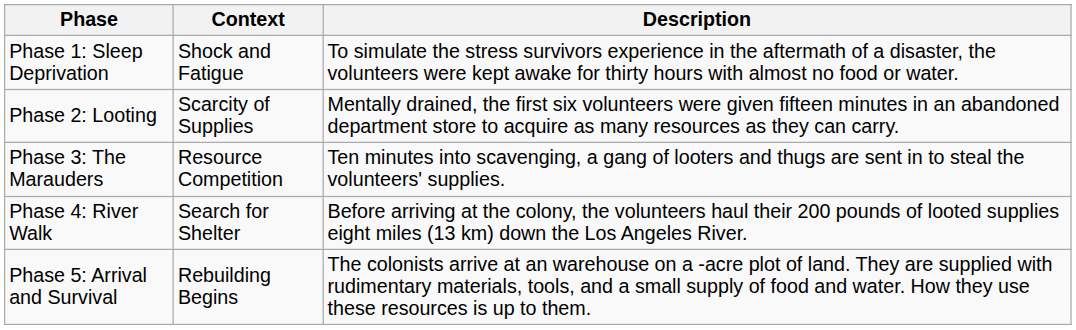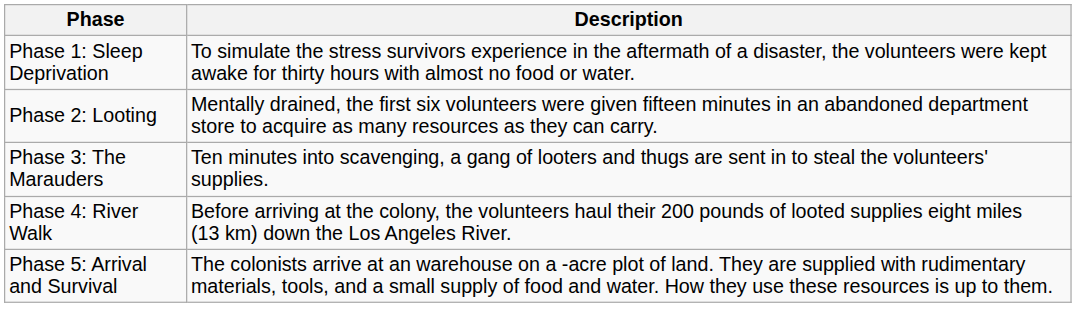- column: (248, 20)
